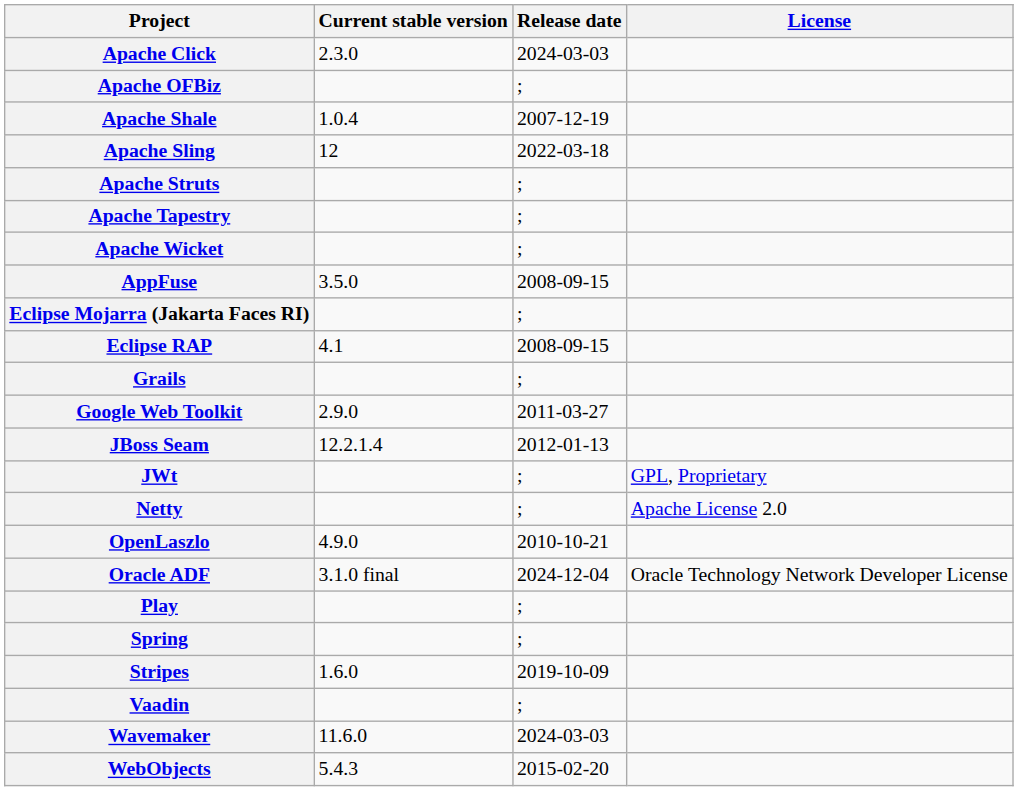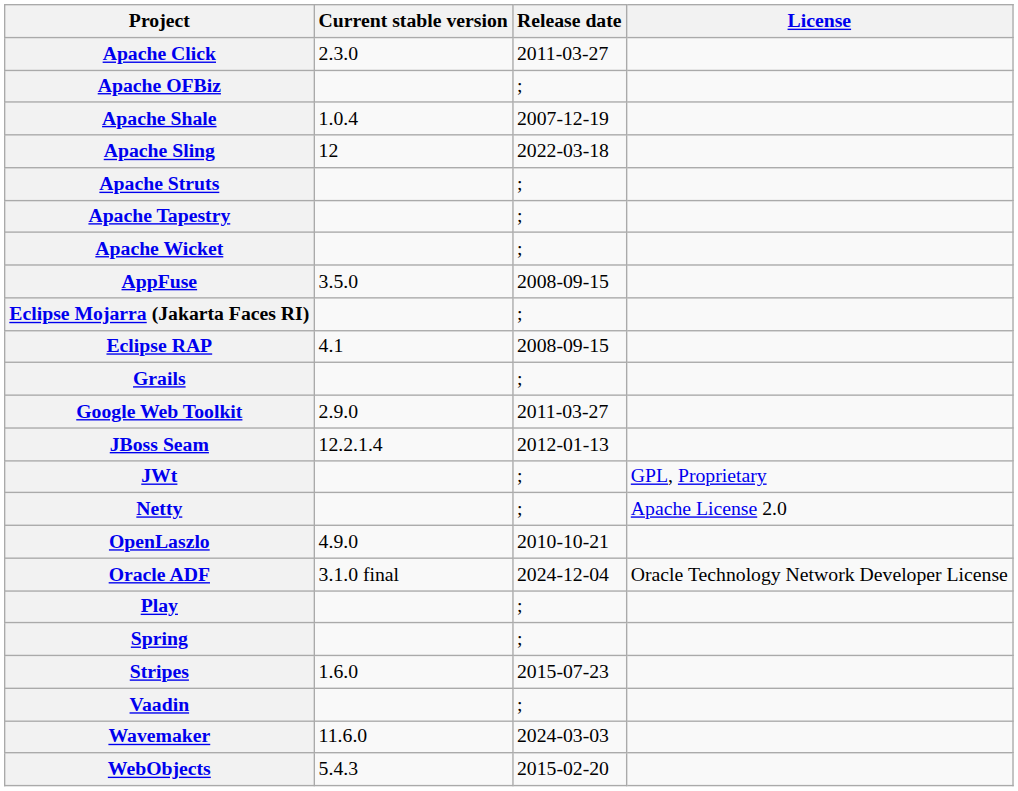(563, 53) 2024-03-03 -> (563, 53) 2011-03-27
(563, 671) 2019-10-09 -> (563, 671) 2015-07-23
